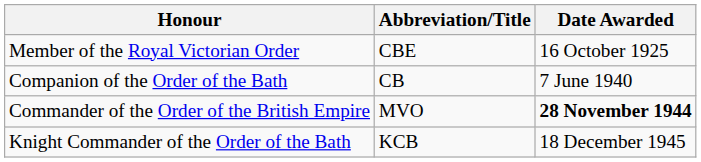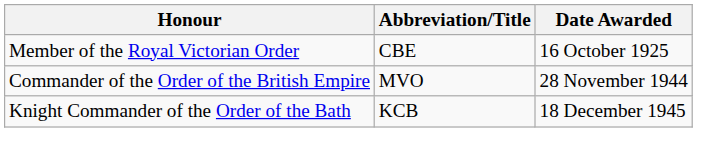- row: (148, 80)
(616, 111) bold -> (614, 80) normal
